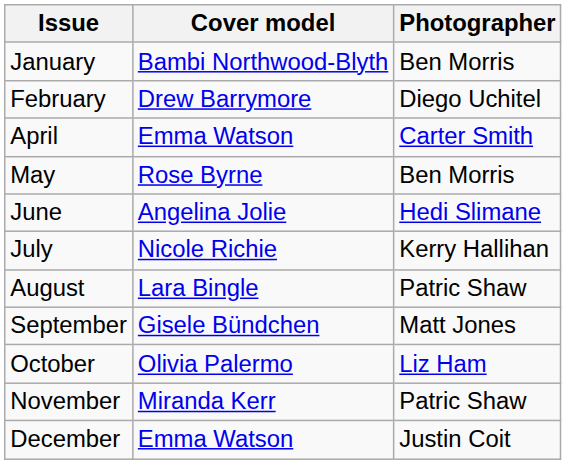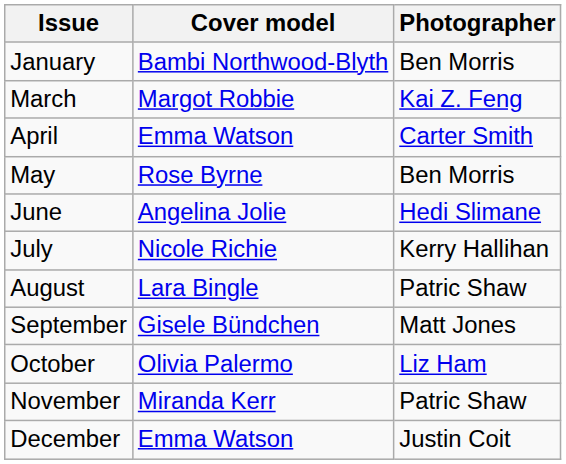- row: (58, 99)
+ row: (43, 99)
